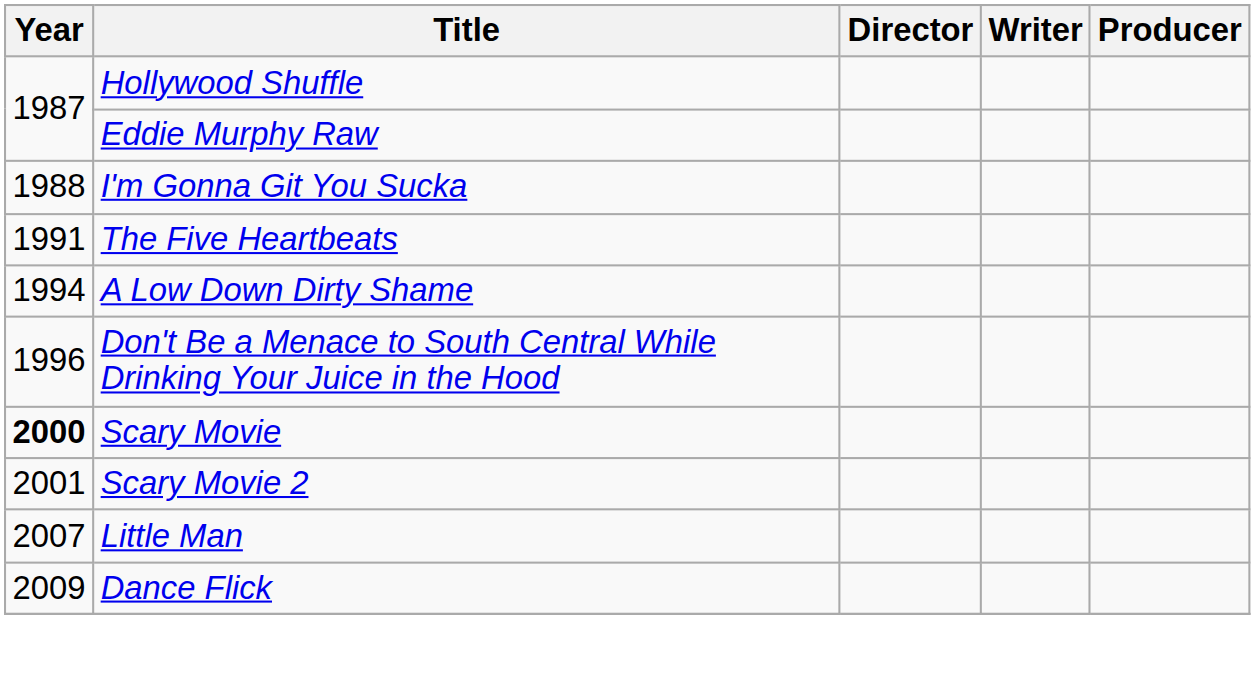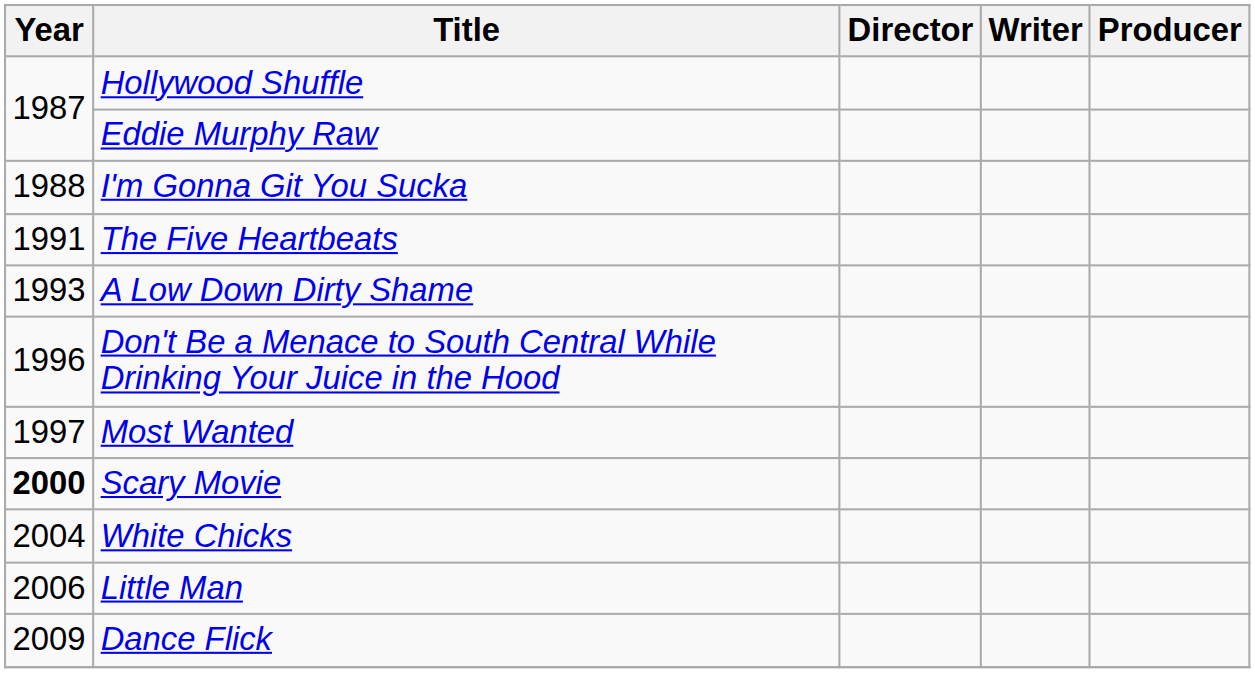(49, 290) 1994 -> (49, 290) 1993
+ row: (197, 431)
- row: (205, 483)
+ row: (196, 535)
(49, 535) 2007 -> (49, 587) 2006
